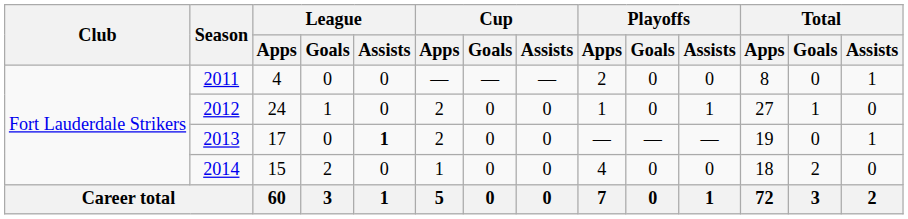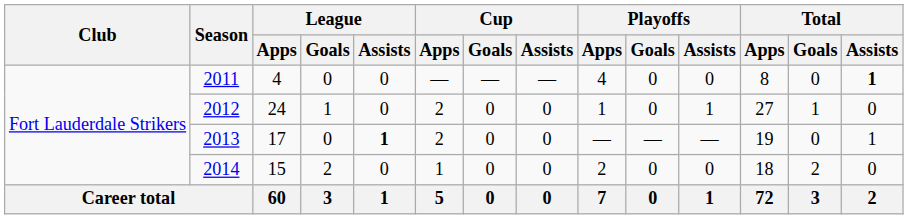(602, 79) 2 -> (602, 79) 4
(872, 79) normal -> (872, 79) bold
(602, 169) 4 -> (602, 169) 2
